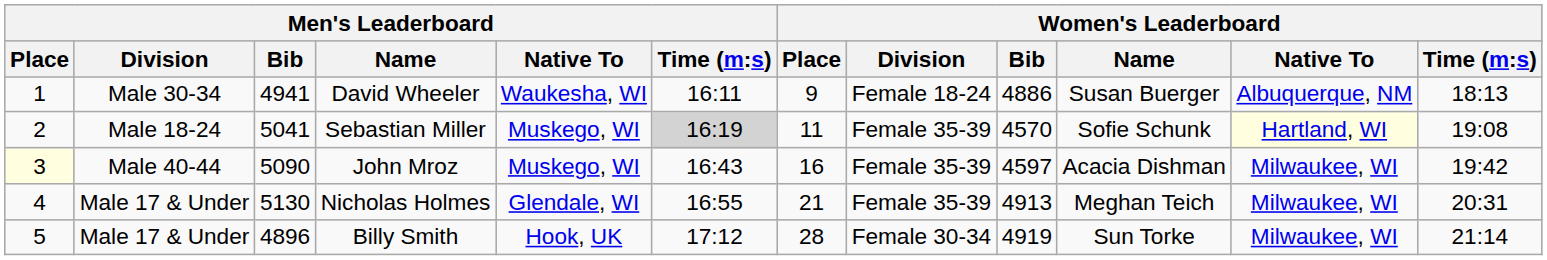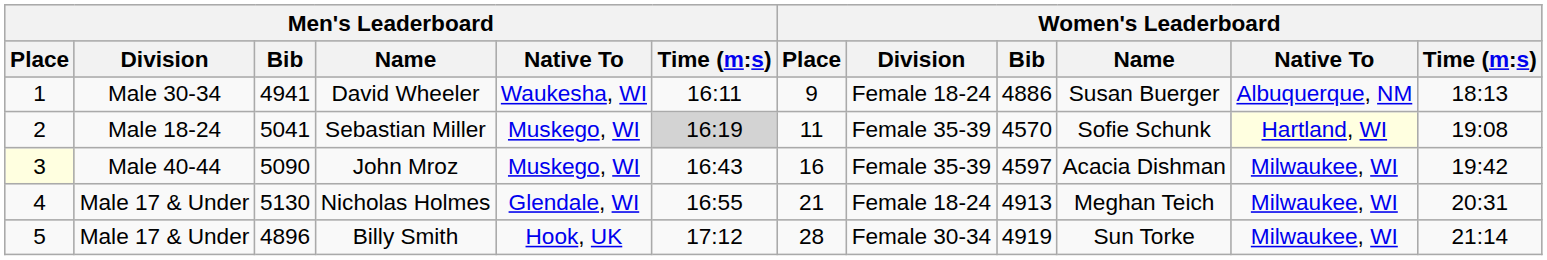(921, 202) Female 35-39 -> (921, 202) Female 18-24
